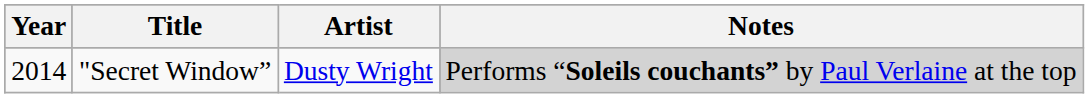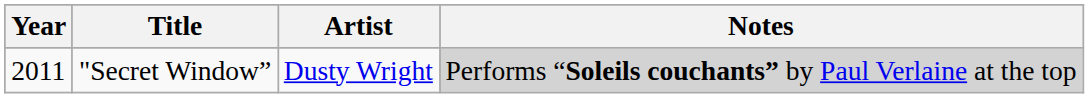(39, 69) 2014 -> (38, 69) 2011
